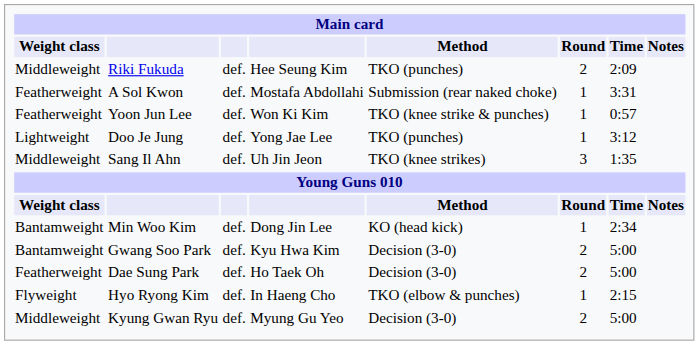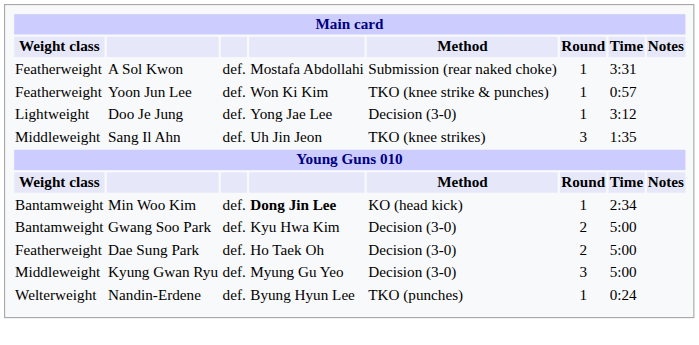- row: (146, 69)
(416, 137) TKO (punches) -> (412, 114) Decision (3-0)
(291, 227) normal -> (293, 204) bold
- row: (158, 295)
(583, 317) 2 -> (583, 272) 3
+ row: (155, 295)
